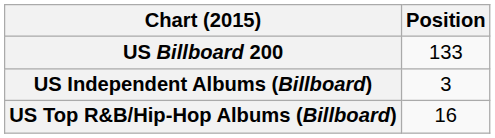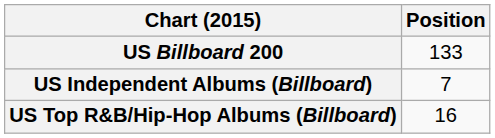(446, 84) 3 -> (446, 84) 7
